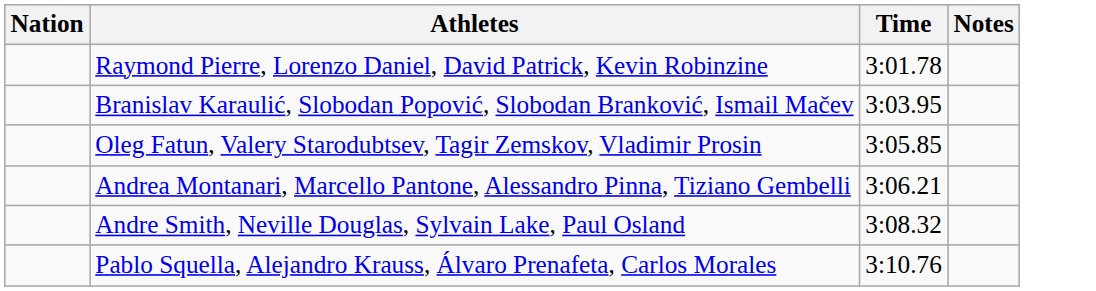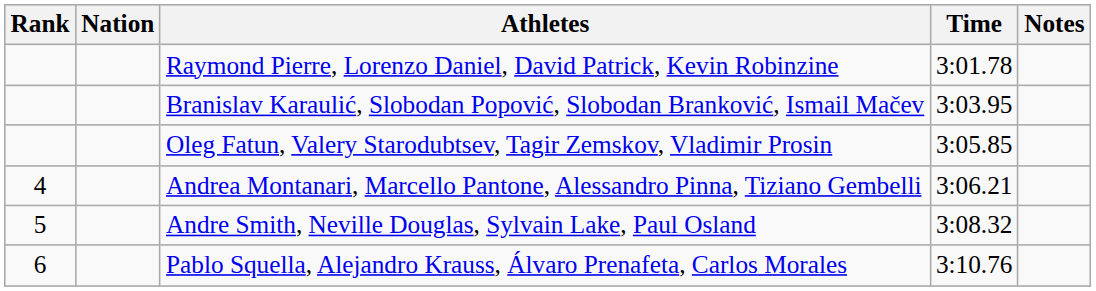+ column: (40, 24)
